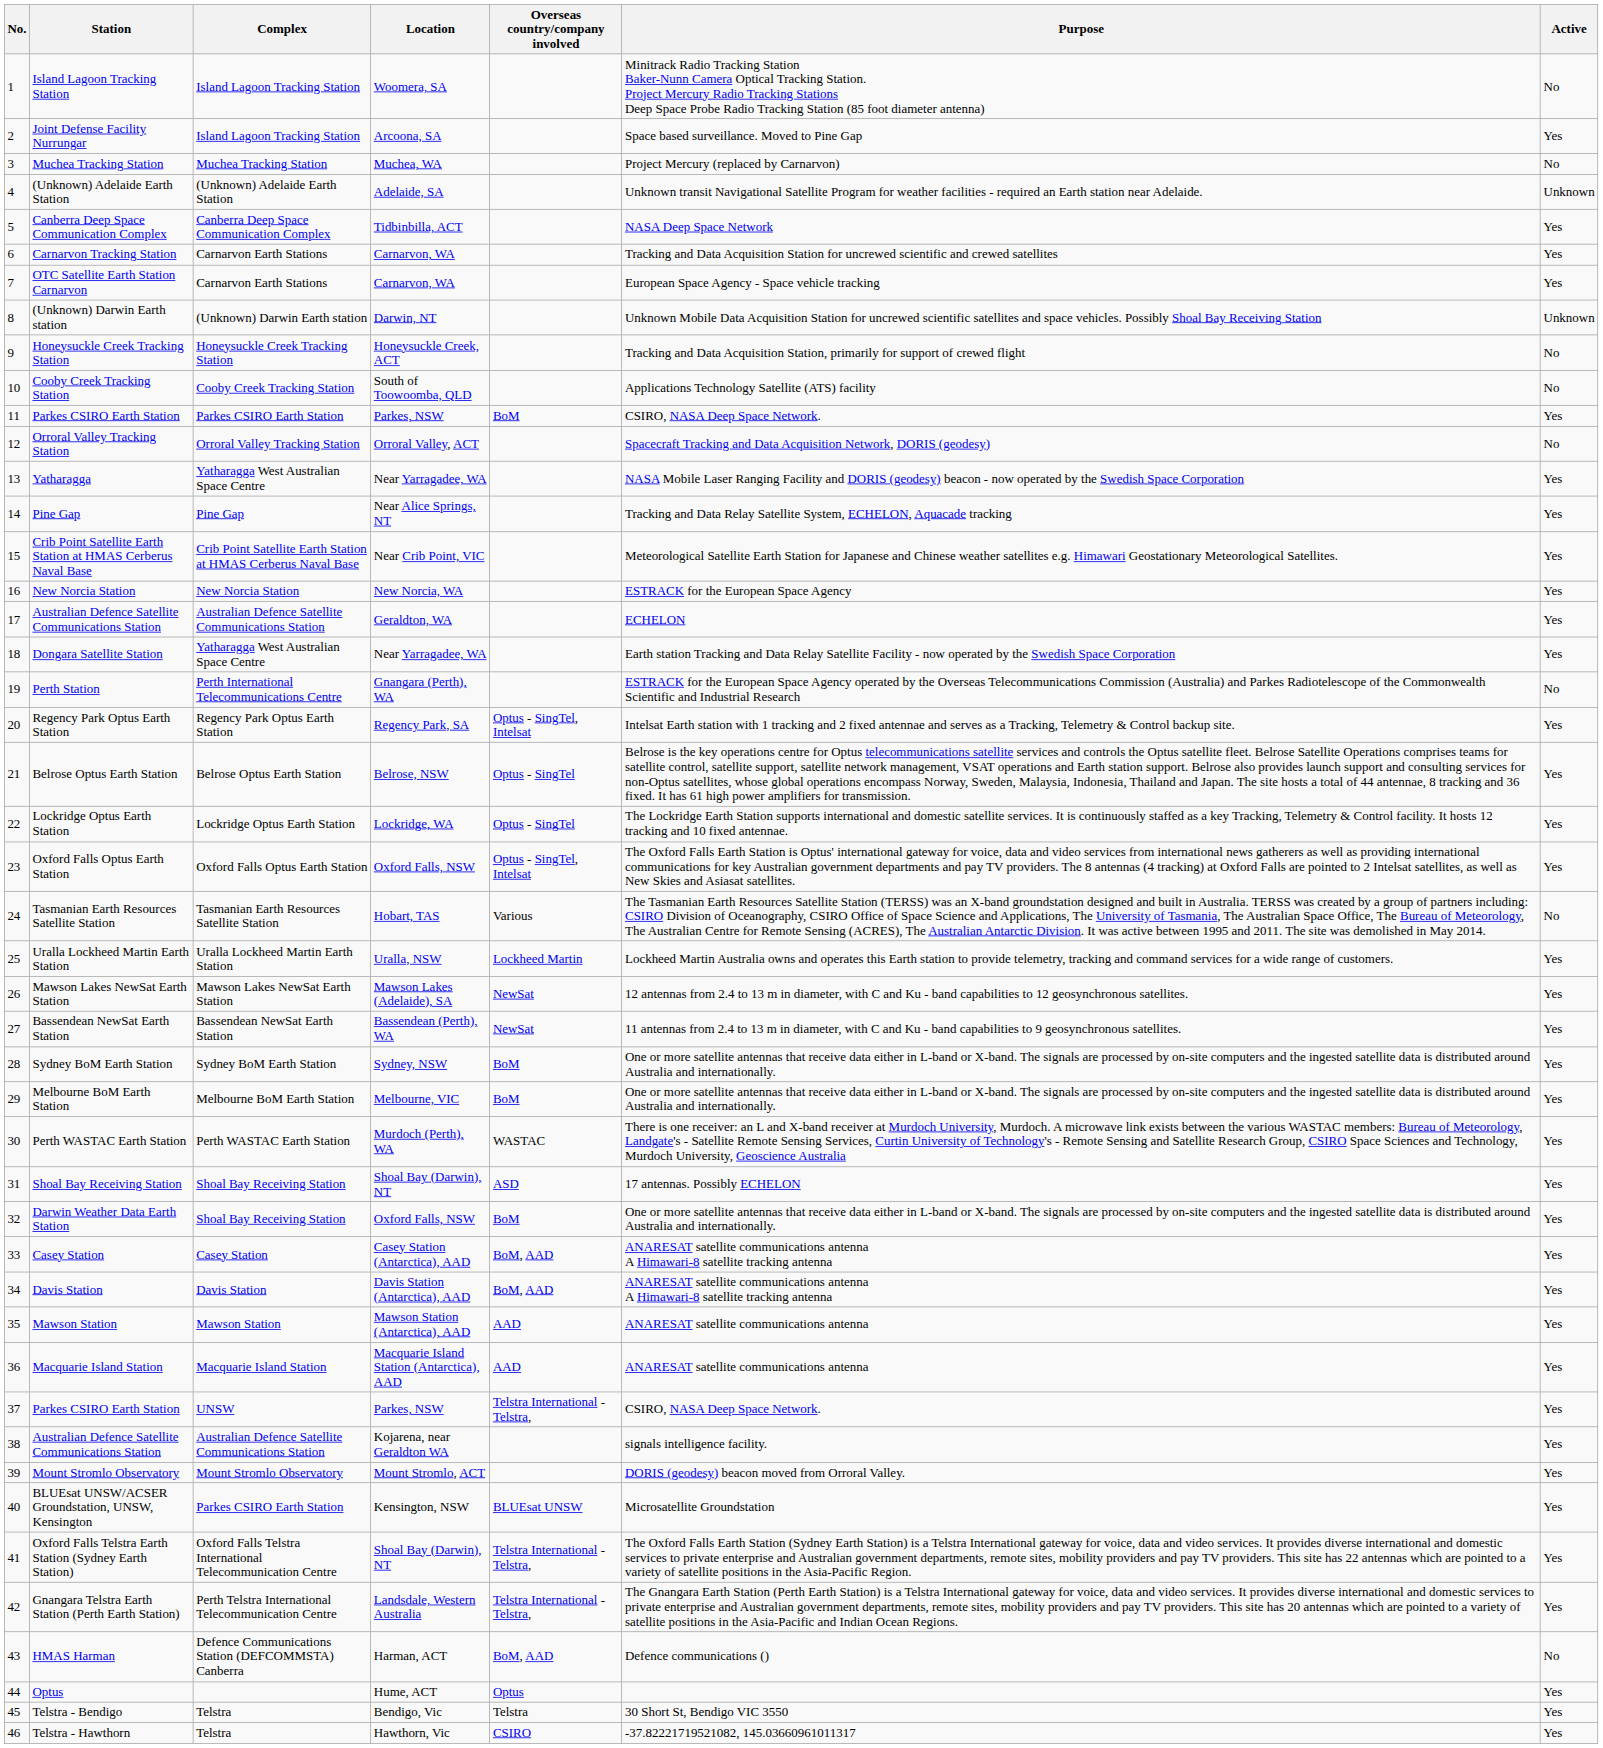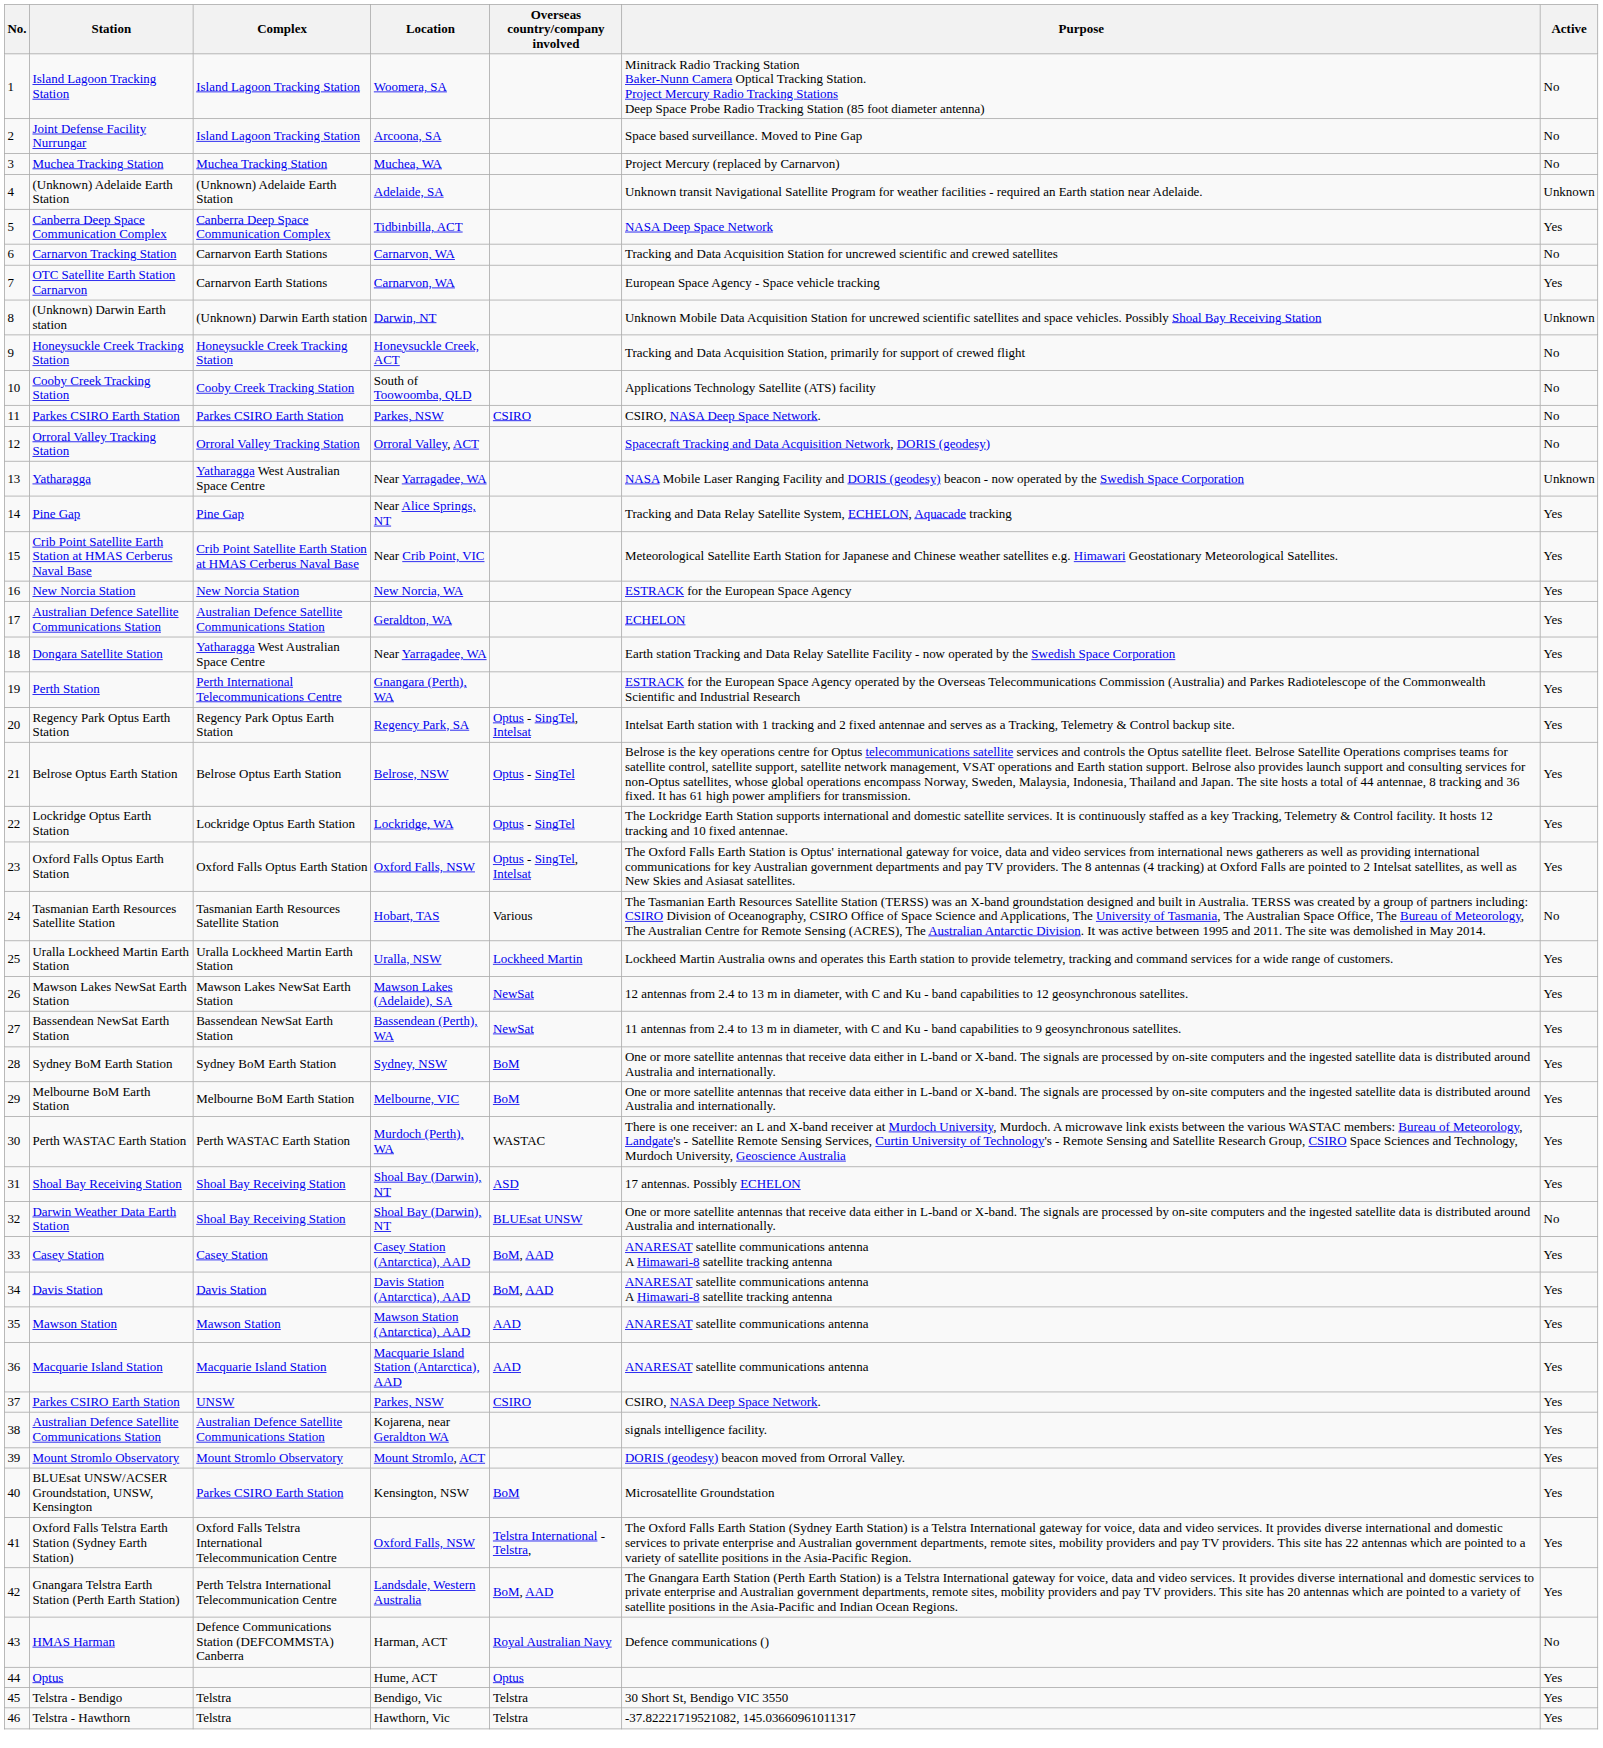(1553, 136) Yes -> (1551, 136) No
(1553, 254) Yes -> (1551, 254) No
(506, 415) BoM -> (512, 415) CSIRO
(1553, 415) Yes -> (1551, 415) No
(1553, 478) Yes -> (1569, 478) Unknown
(1551, 689) No -> (1553, 689) Yes
(424, 1219) Oxford Falls, NSW -> (428, 1219) Shoal Bay (Darwin), NT
(506, 1219) BoM -> (538, 1219) BLUEsat UNSW
(1553, 1219) Yes -> (1551, 1219) No
(549, 1409) Telstra International - Telstra, -> (512, 1402) CSIRO
(538, 1507) BLUEsat UNSW -> (506, 1493) BoM
(428, 1557) Shoal Bay (Darwin), NT -> (424, 1542) Oxford Falls, NSW
(549, 1607) Telstra International - Telstra, -> (523, 1592) BoM, AAD
(523, 1656) BoM, AAD -> (552, 1642) Royal Australian Navy
(512, 1732) CSIRO -> (510, 1718) Telstra
